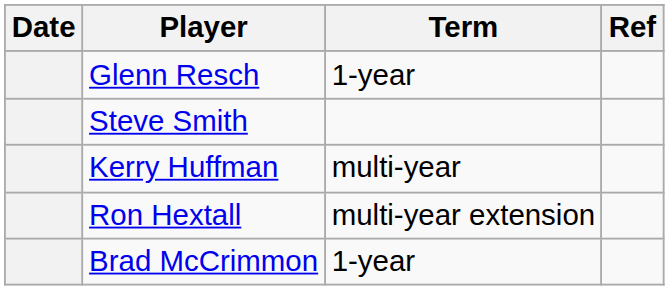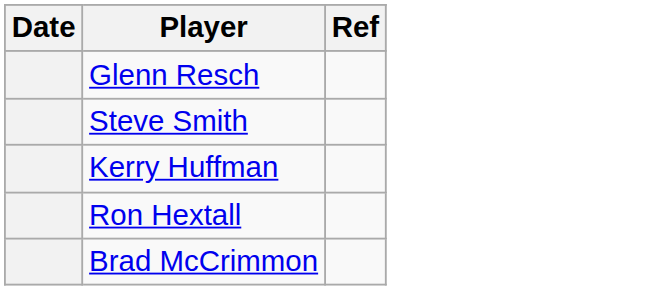- column: (463, 27)
